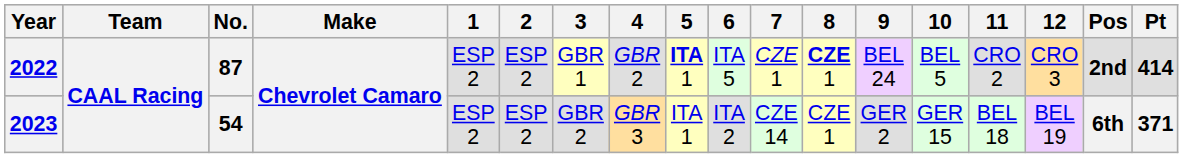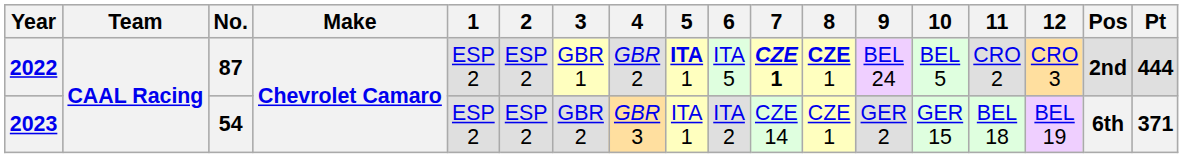(776, 67) normal -> (776, 67) bold
(1155, 67) 414 -> (1155, 67) 444
